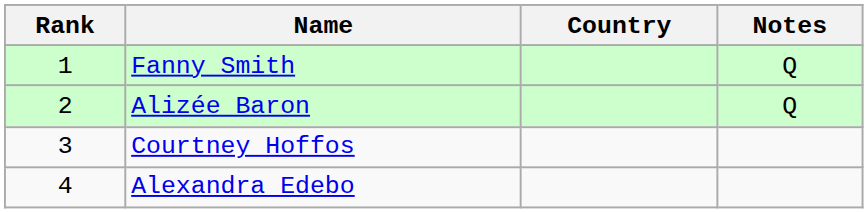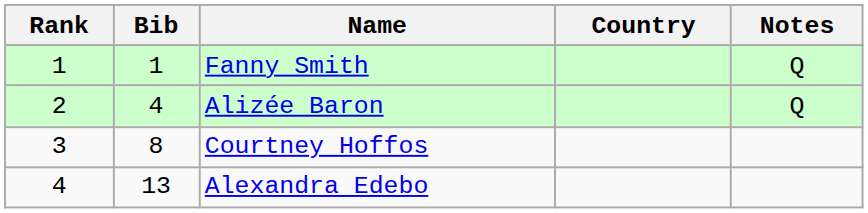+ column: (156, 25)
